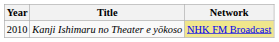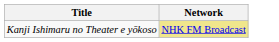- column: (17, 12)
